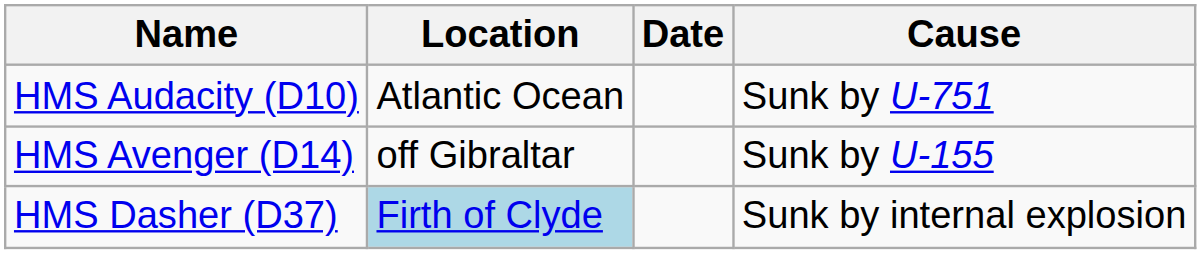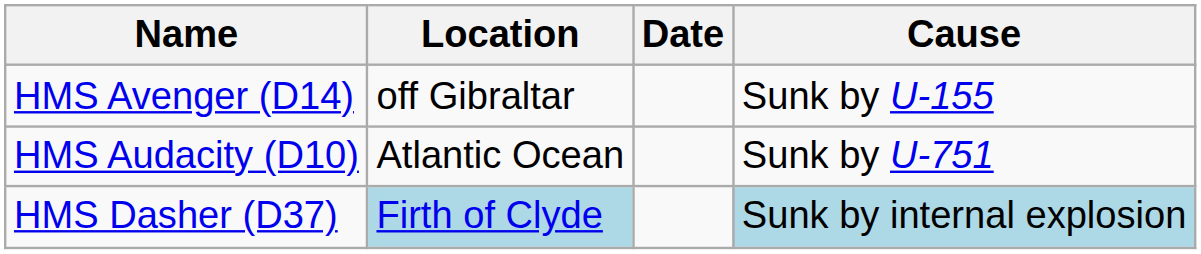rows swapped: (186, 95) <-> (184, 155)
(964, 215) no background -> (964, 215) lightblue background
